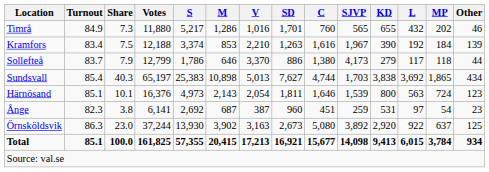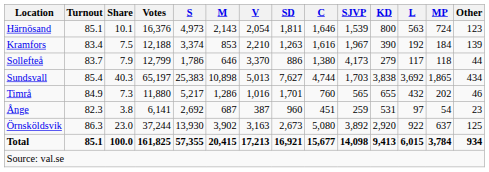rows swapped: (29, 93) <-> (19, 28)
